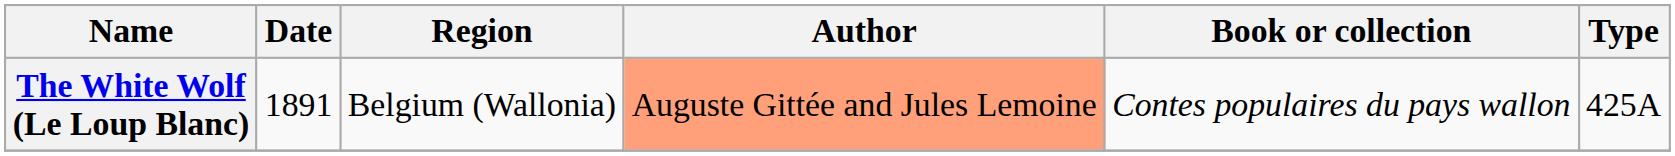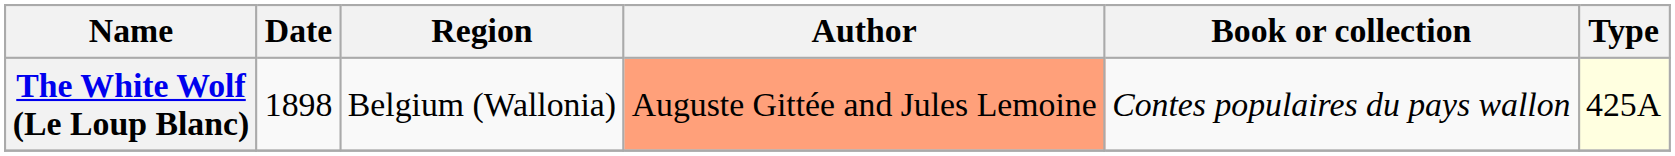(299, 103) 1891 -> (299, 103) 1898
(1624, 103) no background -> (1624, 103) lightyellow background
